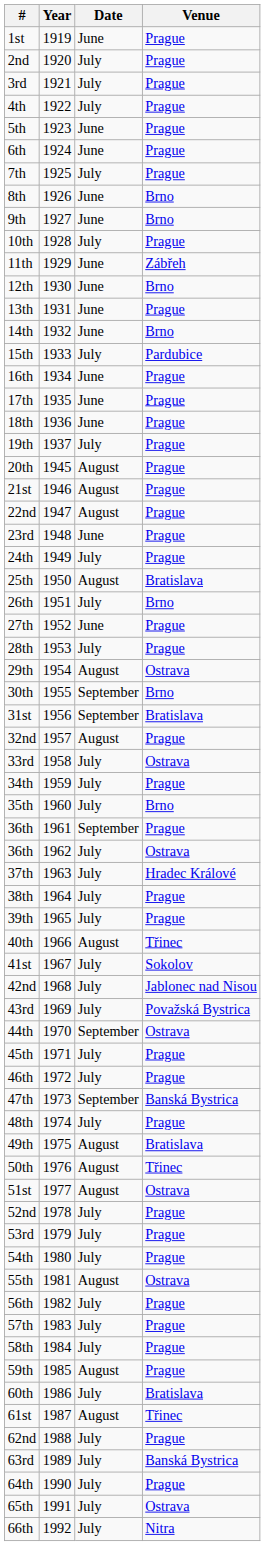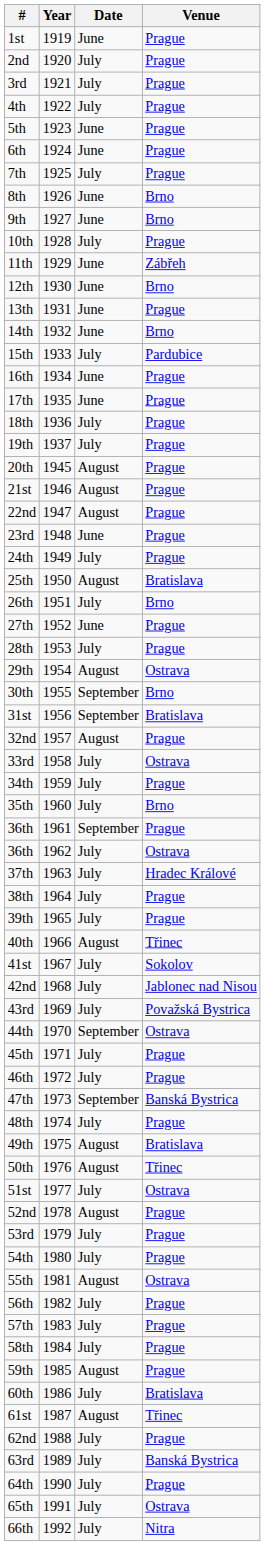(91, 422) June -> (90, 422) July
(98, 1190) August -> (90, 1190) July
(90, 1212) July -> (98, 1212) August
